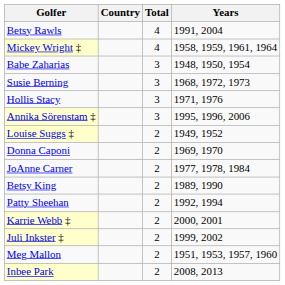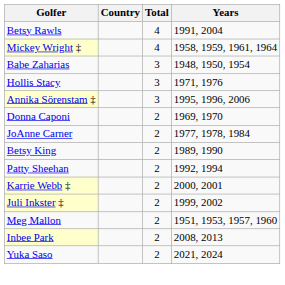- row: (38, 82)
- row: (40, 133)
+ row: (30, 254)
